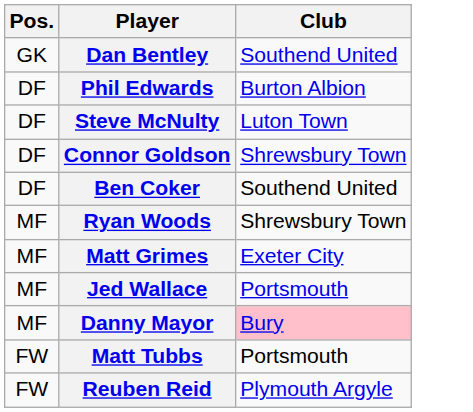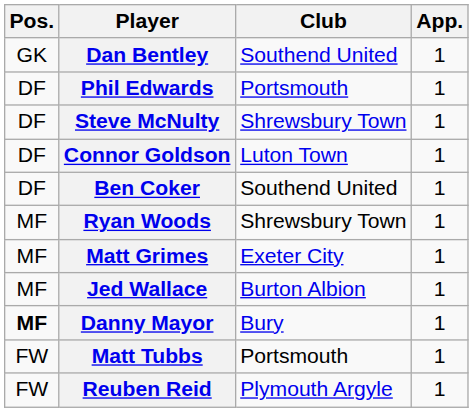+ column: (440, 21)
(303, 88) Burton Albion -> (294, 88) Portsmouth
(294, 121) Luton Town -> (323, 121) Shrewsbury Town
(323, 155) Shrewsbury Town -> (294, 155) Luton Town
(294, 289) Portsmouth -> (303, 289) Burton Albion
(32, 322) normal -> (32, 322) bold
(262, 322) pink background -> (262, 322) no background
